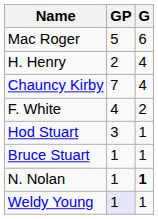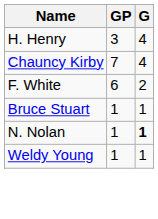- row: (44, 39)
(114, 62) 2 -> (114, 39) 3
(114, 109) 4 -> (114, 86) 6
- row: (43, 132)
(114, 202) lavender background -> (114, 156) no background
